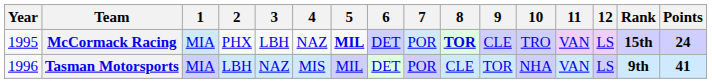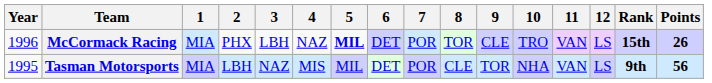(23, 41) 1995 -> (23, 41) 1996
(460, 41) bold -> (458, 41) normal
(683, 41) 24 -> (680, 41) 26
(23, 66) 1996 -> (23, 66) 1995
(683, 66) 41 -> (680, 66) 56
